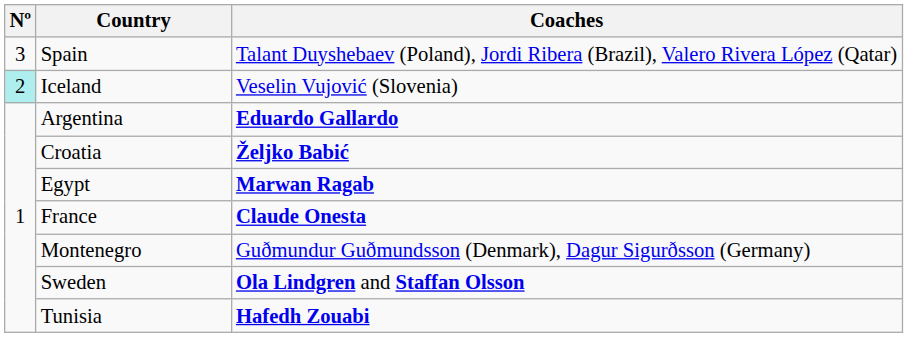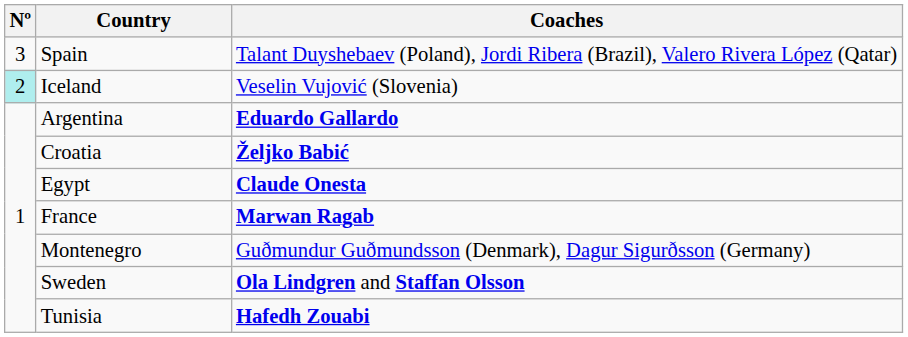(305, 184) Marwan Ragab -> (301, 184) Claude Onesta
(301, 217) Claude Onesta -> (305, 217) Marwan Ragab
